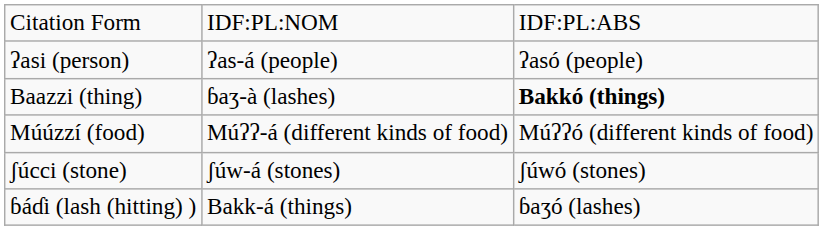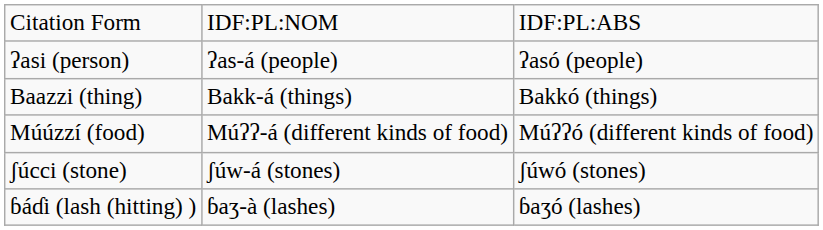(271, 96) ɓaʒ-à (lashes) -> (279, 96) Bakk-á (things)
(592, 96) bold -> (588, 96) normal
(279, 206) Bakk-á (things) -> (271, 206) ɓaʒ-à (lashes)
